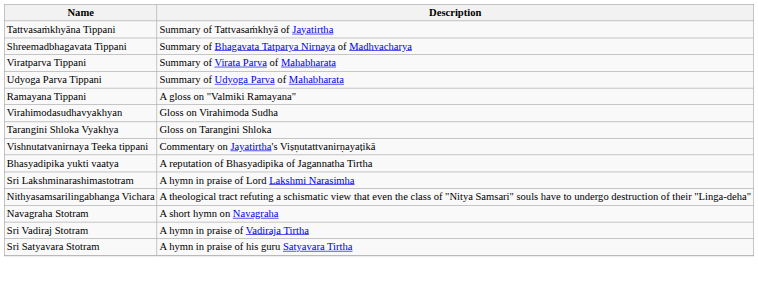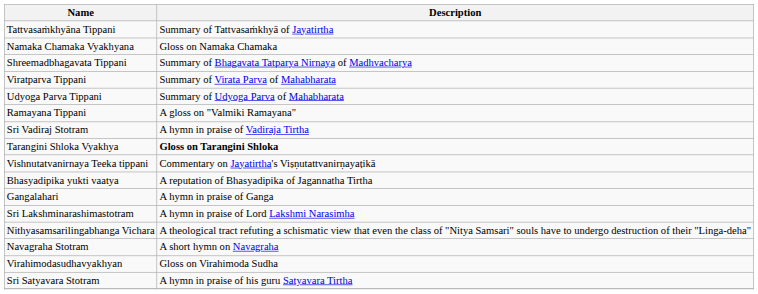+ row: (70, 46)
rows swapped: (65, 113) <-> (47, 230)
(215, 130) normal -> (219, 146) bold
+ row: (33, 197)
